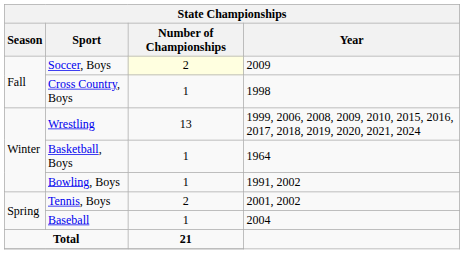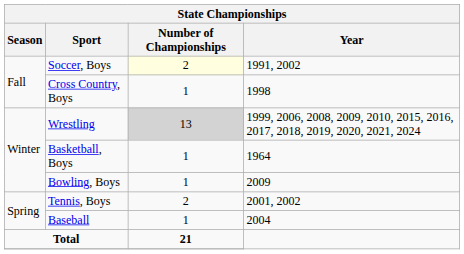(258, 65) 2009 -> (273, 65) 1991, 2002
(186, 123) no background -> (186, 123) lightgrey background
(273, 182) 1991, 2002 -> (258, 182) 2009
